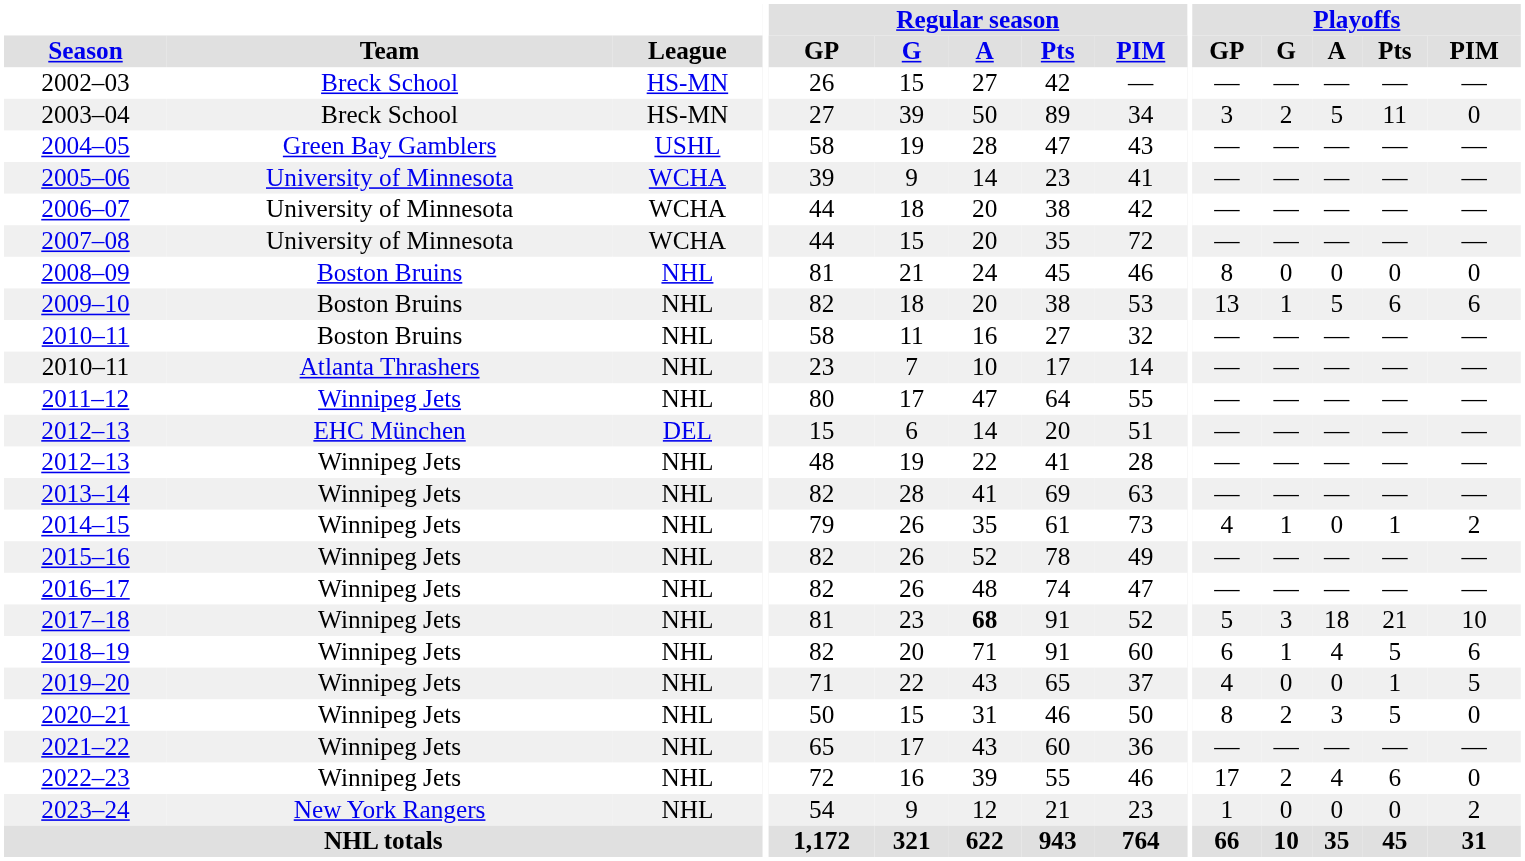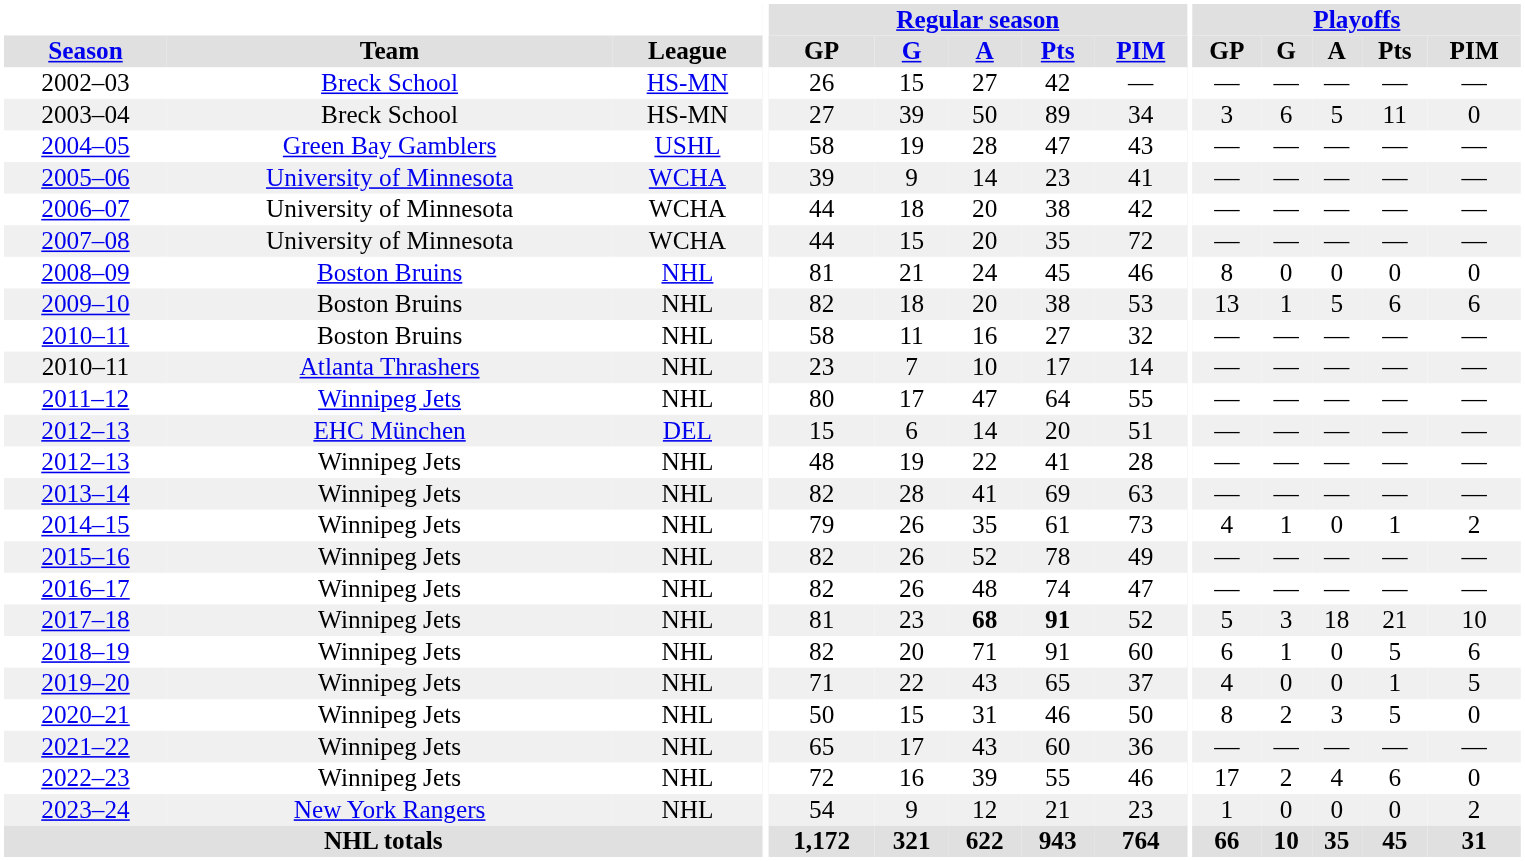(1286, 114) 2 -> (1286, 114) 6
(1058, 619) normal -> (1058, 619) bold
(1337, 651) 4 -> (1337, 651) 0
